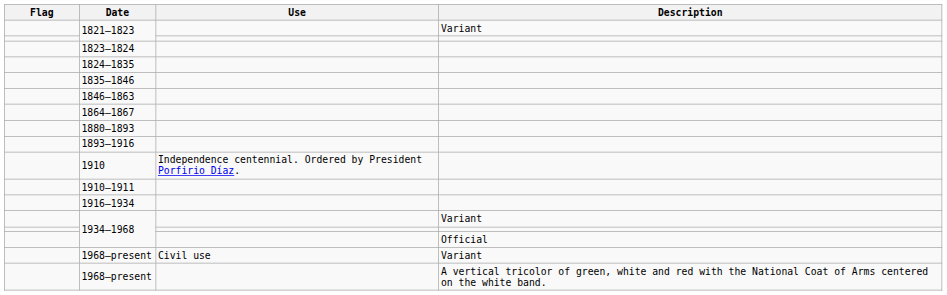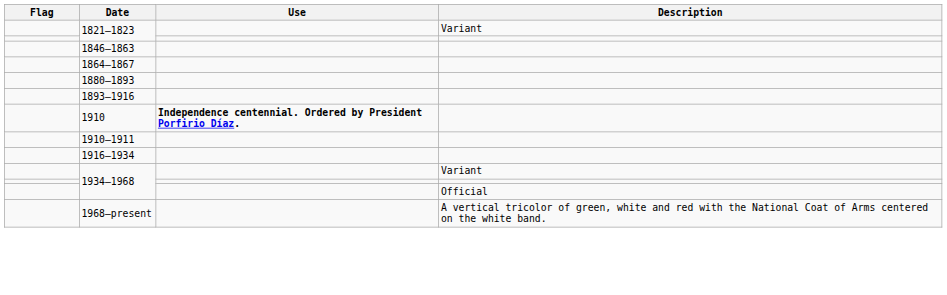- row: (108, 49)
- row: (108, 65)
- row: (108, 81)
(290, 166) normal -> (290, 118) bold
- row: (117, 255)
